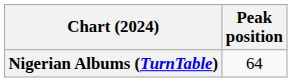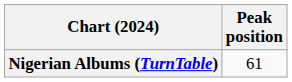(254, 63) 64 -> (254, 63) 61
